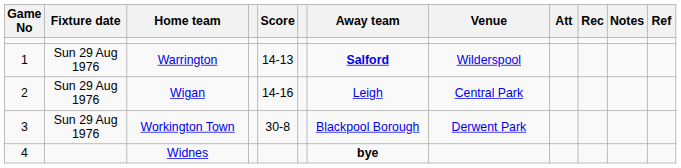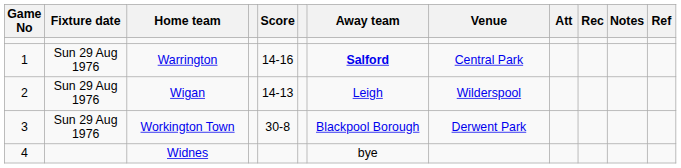(278, 60) 14-13 -> (278, 60) 14-16
(489, 60) Wilderspool -> (489, 60) Central Park
(278, 93) 14-16 -> (278, 93) 14-13
(489, 93) Central Park -> (489, 93) Wilderspool
(368, 153) bold -> (368, 153) normal
